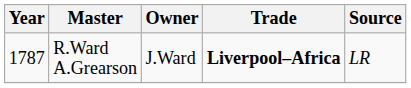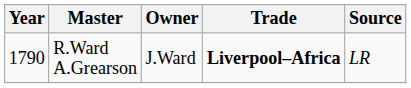(27, 57) 1787 -> (27, 57) 1790
